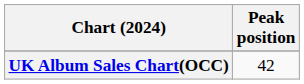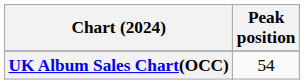(266, 65) 42 -> (266, 65) 54
